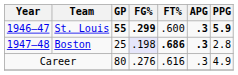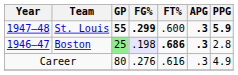(28, 29) 1946–47 -> (28, 29) 1947–48
(28, 46) 1947–48 -> (28, 46) 1946–47
(120, 46) no background -> (120, 46) lightgreen background
